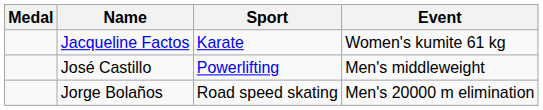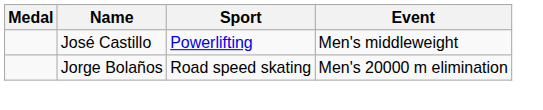- row: (125, 43)
